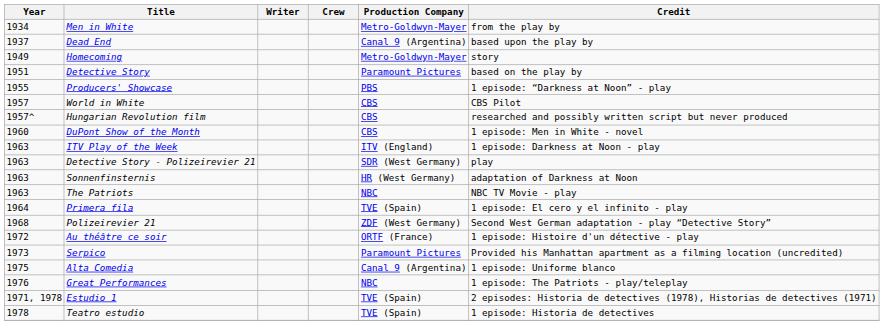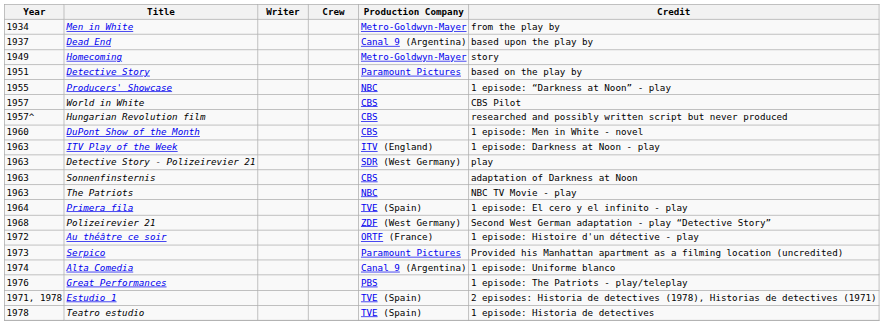(369, 87) PBS -> (369, 87) NBC
(408, 177) HR (West Germany) -> (369, 177) CBS
(18, 268) 1975 -> (18, 268) 1974
(369, 283) NBC -> (369, 283) PBS
